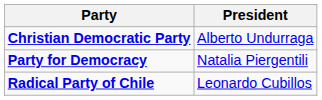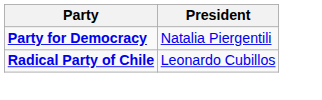- row: (99, 38)
